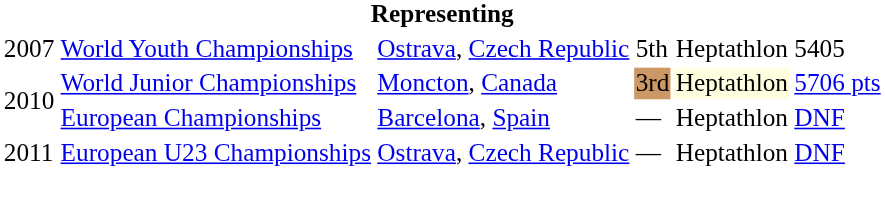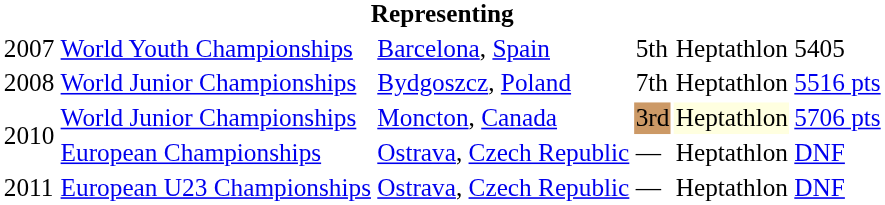(503, 48) Ostrava, Czech Republic -> (464, 48) Barcelona, Spain
+ row: (29, 83)
(464, 117) Barcelona, Spain -> (503, 152) Ostrava, Czech Republic
